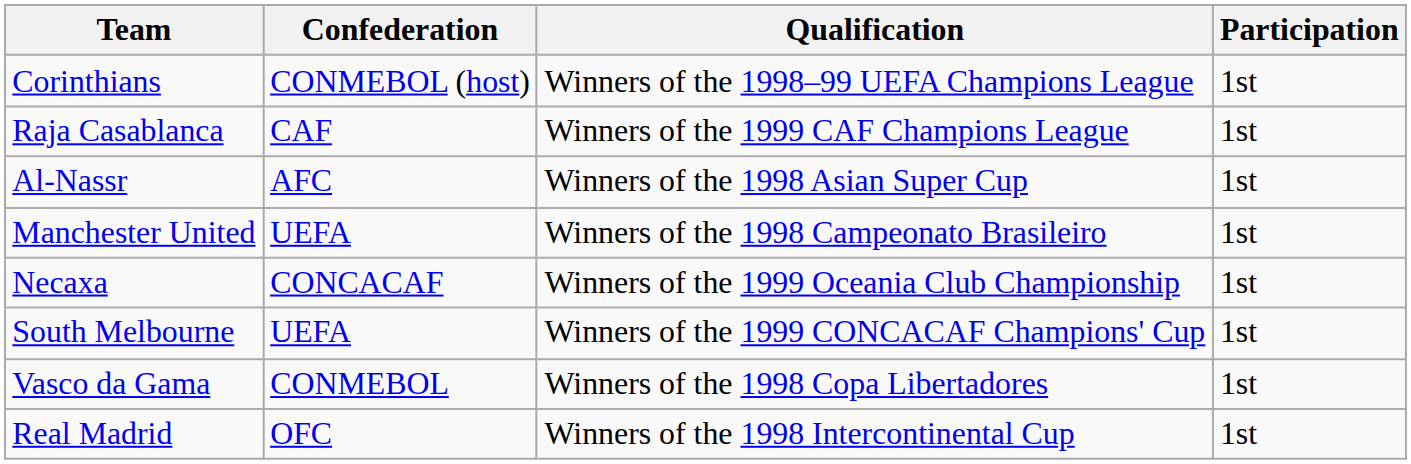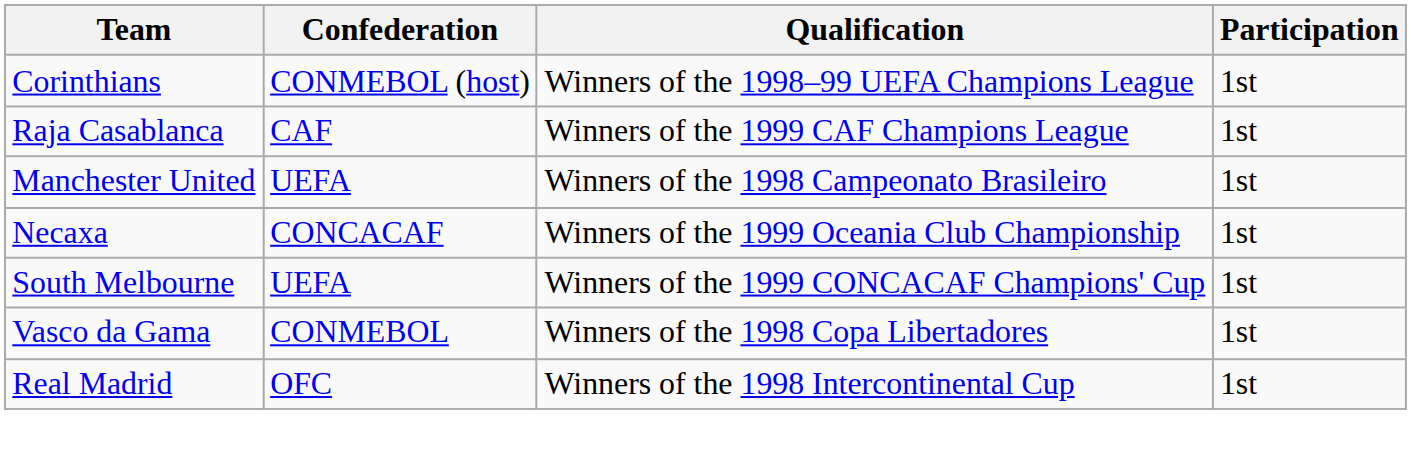- row: (70, 181)
